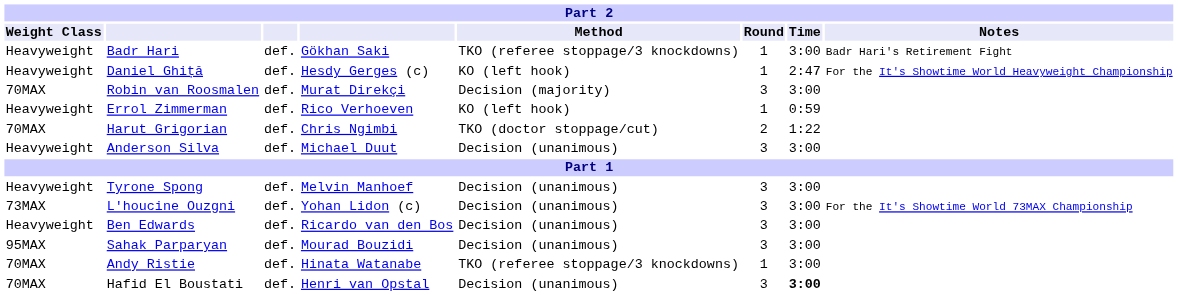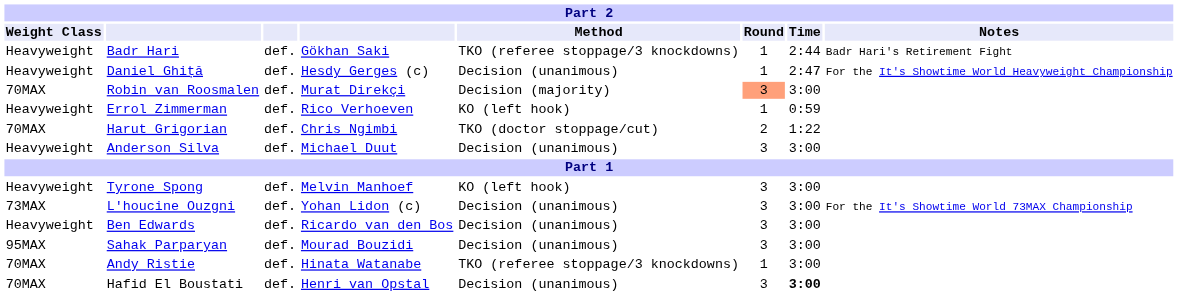(805, 52) 3:00 -> (805, 52) 2:44
(514, 71) KO (left hook) -> (538, 71) Decision (unanimous)
(764, 90) no background -> (764, 90) lightsalmon background
(538, 187) Decision (unanimous) -> (514, 187) KO (left hook)
